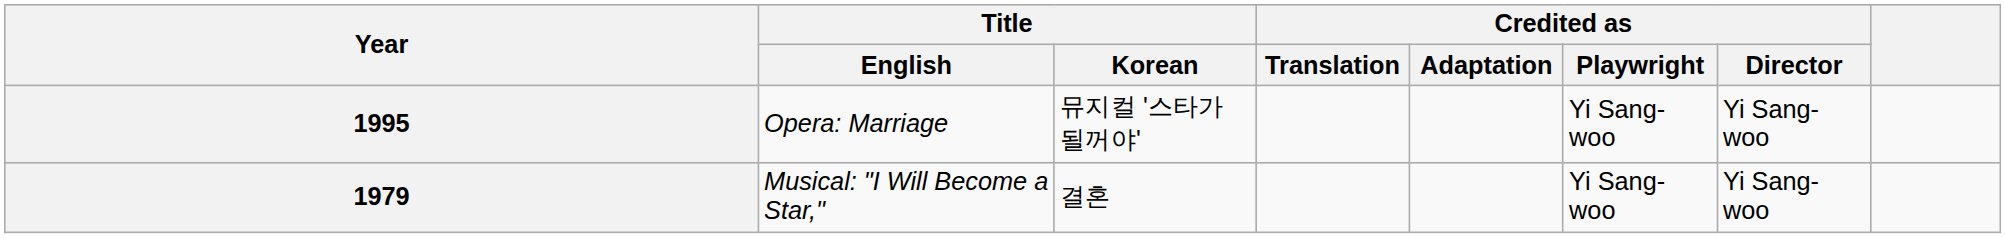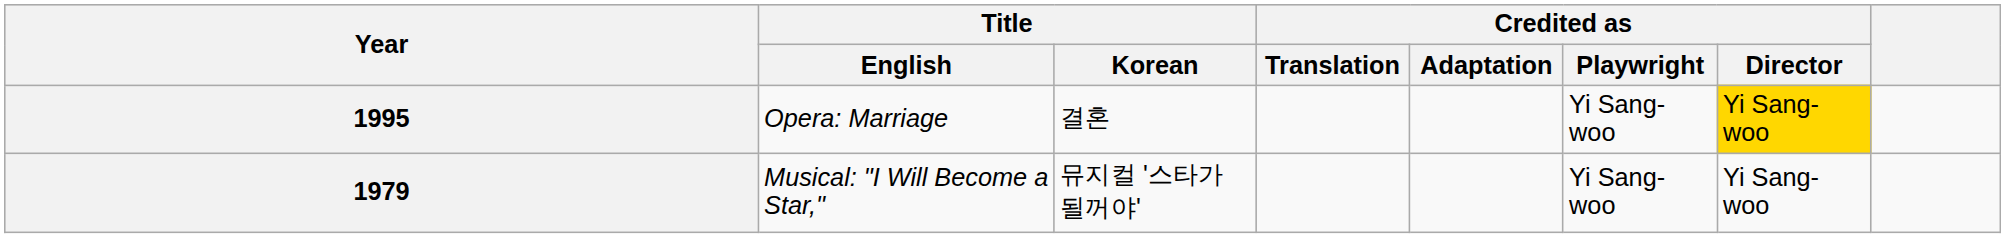(1142, 122) 뮤지컬 '스타가 될꺼야' -> (1085, 118) 결혼
(1771, 123) no background -> (1771, 118) gold background
(1085, 196) 결혼 -> (1142, 191) 뮤지컬 '스타가 될꺼야'
